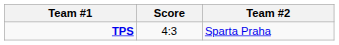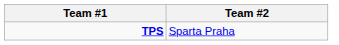- column: (169, 13)
